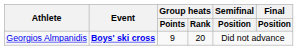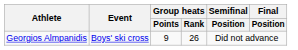(123, 39) bold -> (120, 39) normal
(200, 39) 20 -> (194, 39) 26
